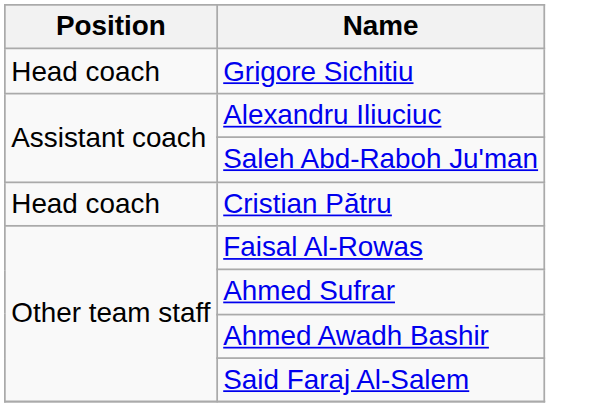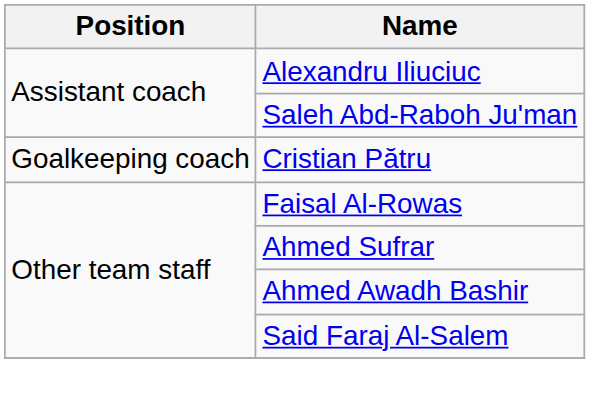- row: (318, 70)
(86, 203) Head coach -> (130, 159) Goalkeeping coach
